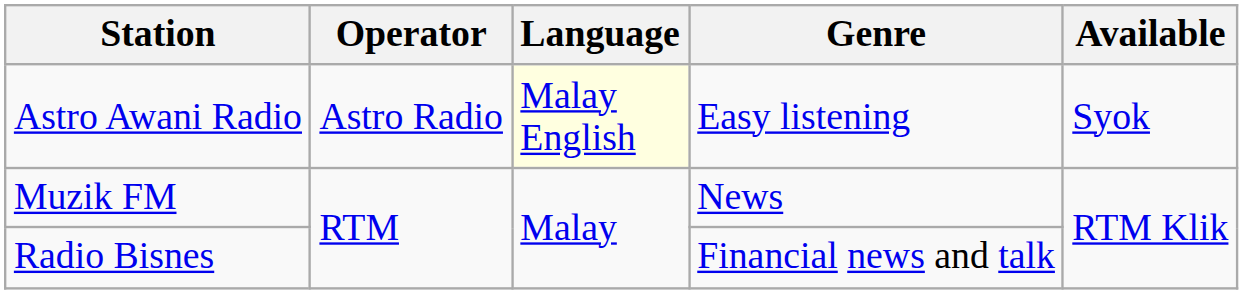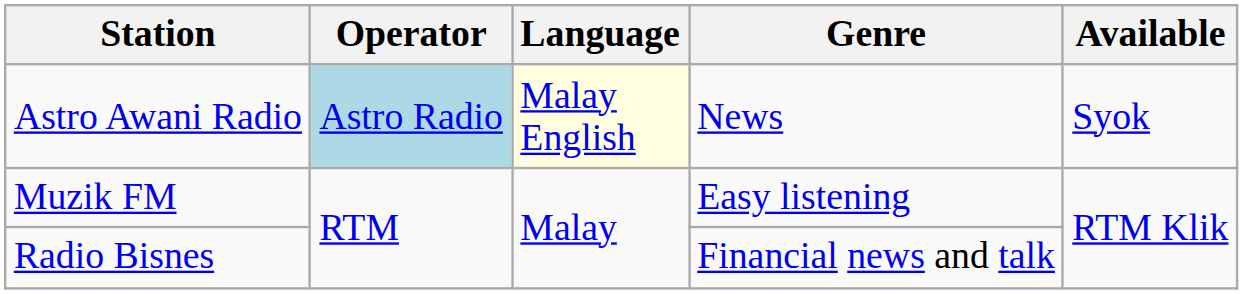(411, 115) no background -> (411, 115) lightblue background
(804, 115) Easy listening -> (740, 115) News
(740, 196) News -> (804, 196) Easy listening
